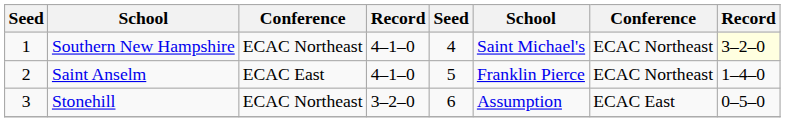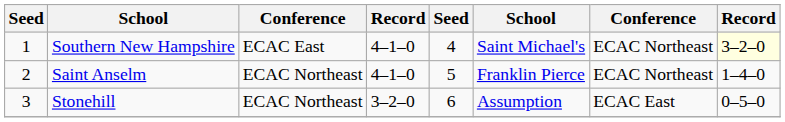(303, 46) ECAC Northeast -> (284, 46) ECAC East
(284, 74) ECAC East -> (303, 74) ECAC Northeast
